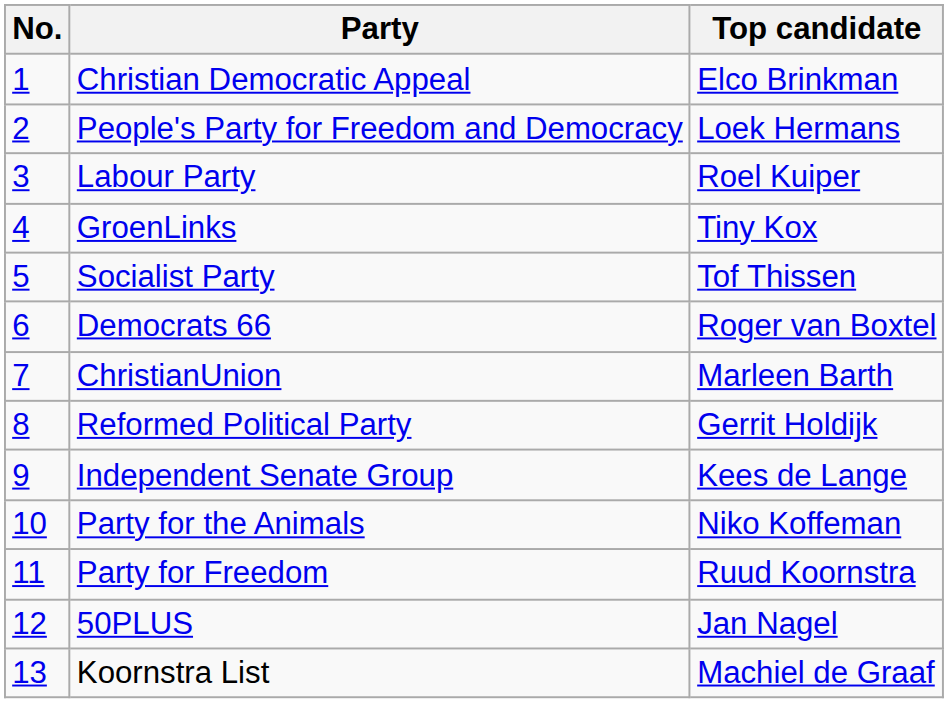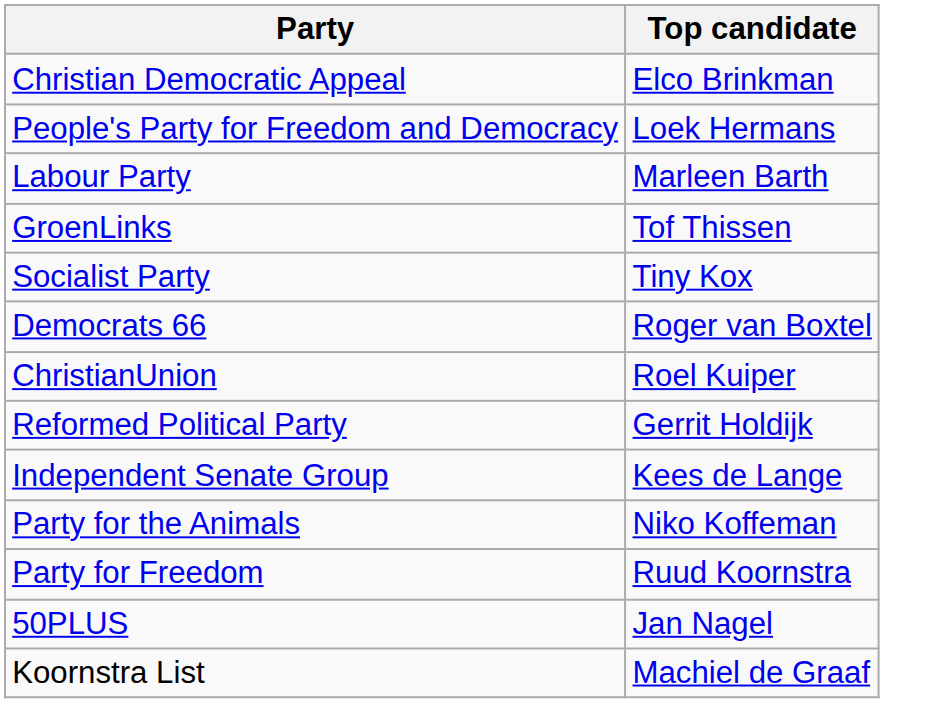- column: (37, 29)
(779, 177) Roel Kuiper -> (730, 177) Marleen Barth
(757, 227) Tiny Kox -> (712, 227) Tof Thissen
(777, 276) Tof Thissen -> (693, 276) Tiny Kox
(795, 375) Marleen Barth -> (714, 375) Roel Kuiper
